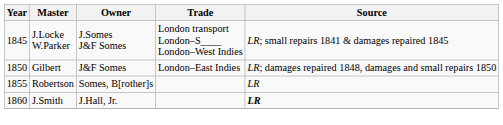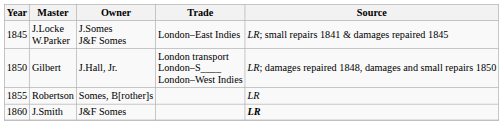(200, 40) London transport London–S____ London–West Indies -> (199, 34) London–East Indies
(102, 68) J&F Somes -> (98, 68) J.Hall, Jr.
(199, 68) London–East Indies -> (200, 68) London transport London–S____ London–West Indies
(98, 100) J.Hall, Jr. -> (102, 112) J&F Somes
